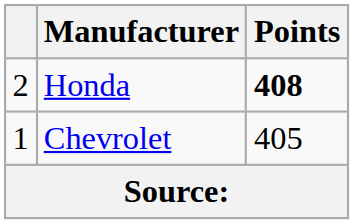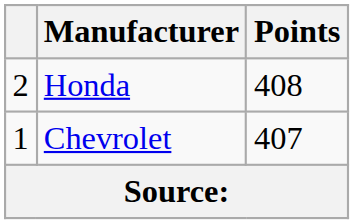(278, 84) bold -> (278, 84) normal
(278, 138) 405 -> (278, 138) 407
